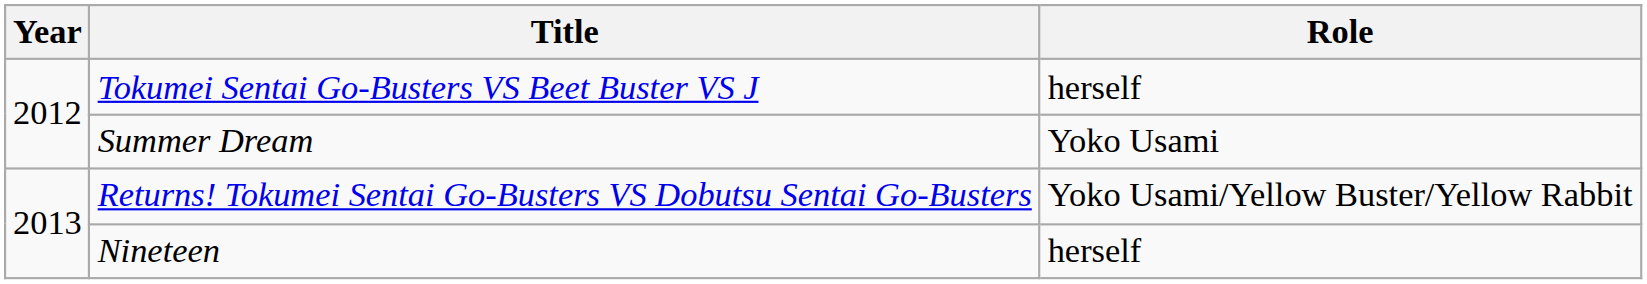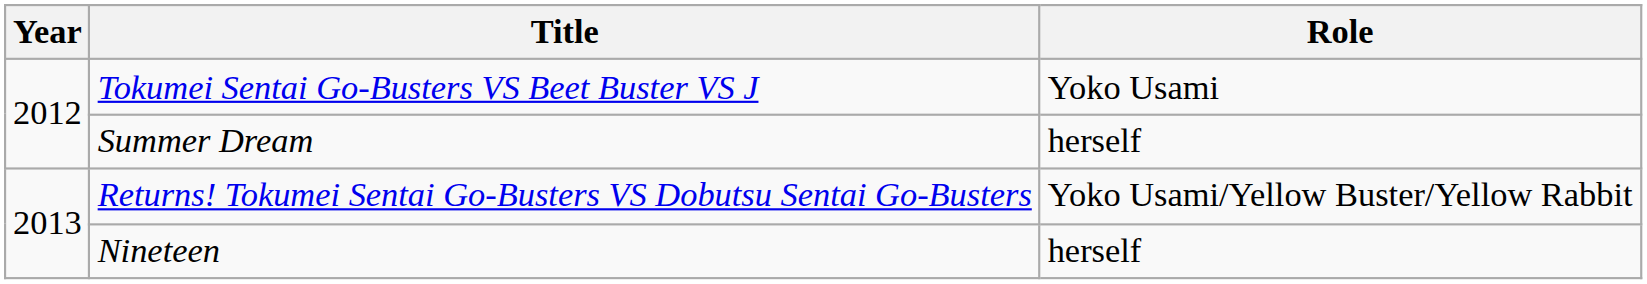(1094, 86) herself -> (1133, 86) Yoko Usami
(1133, 140) Yoko Usami -> (1094, 140) herself
